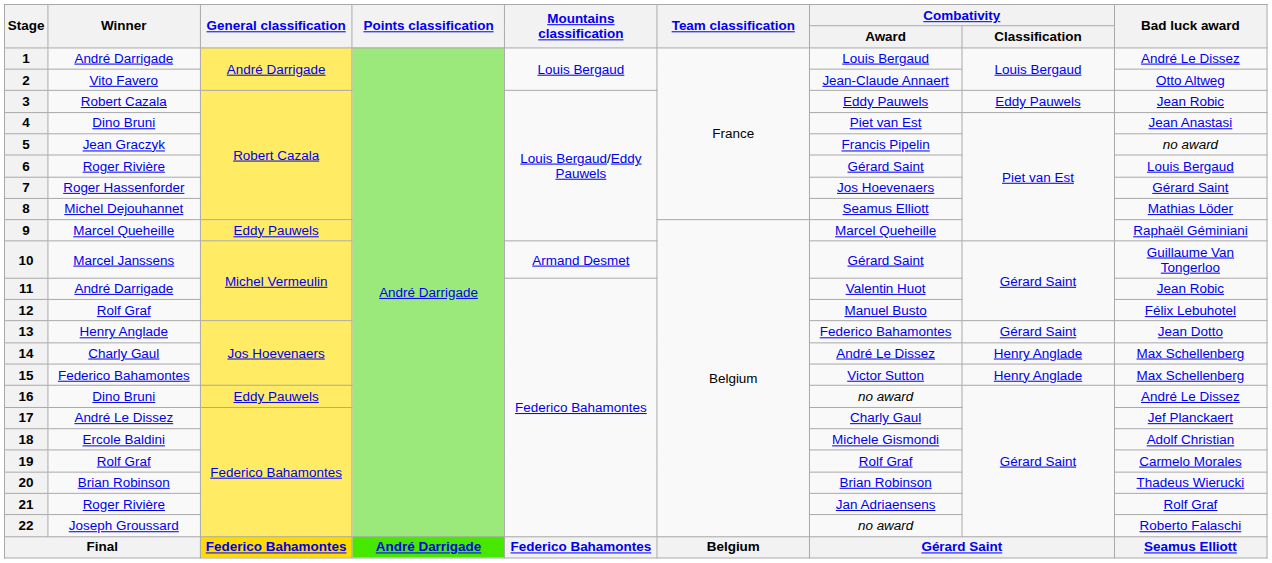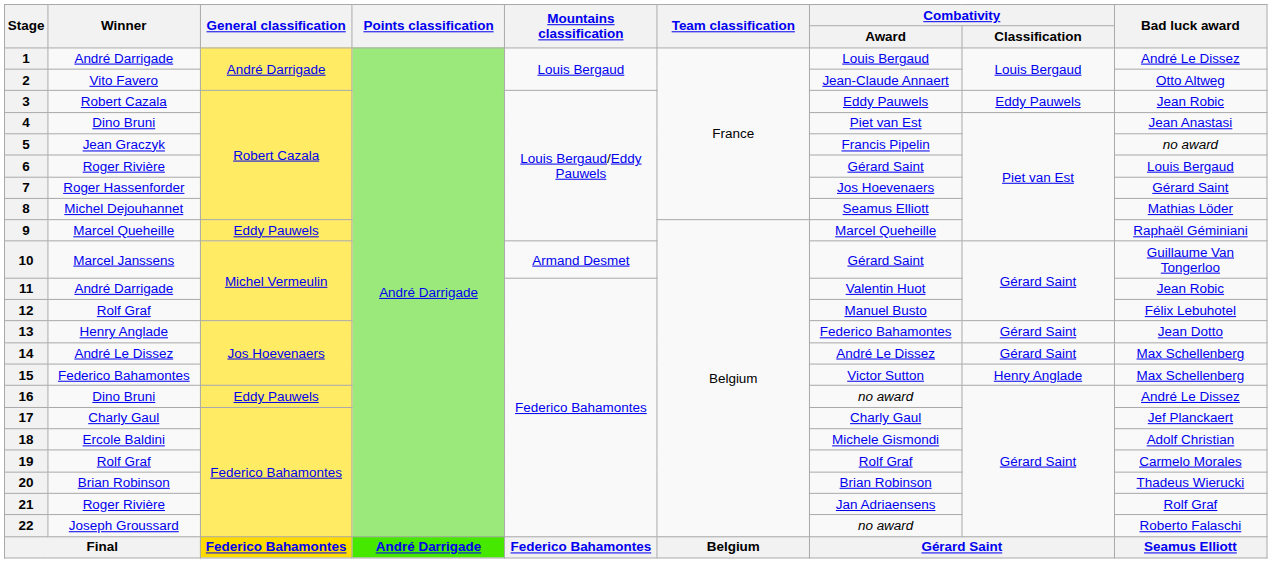(124, 354) Charly Gaul -> (124, 354) André Le Dissez
(1038, 354) Henry Anglade -> (1038, 354) Gérard Saint
(124, 418) André Le Dissez -> (124, 418) Charly Gaul
